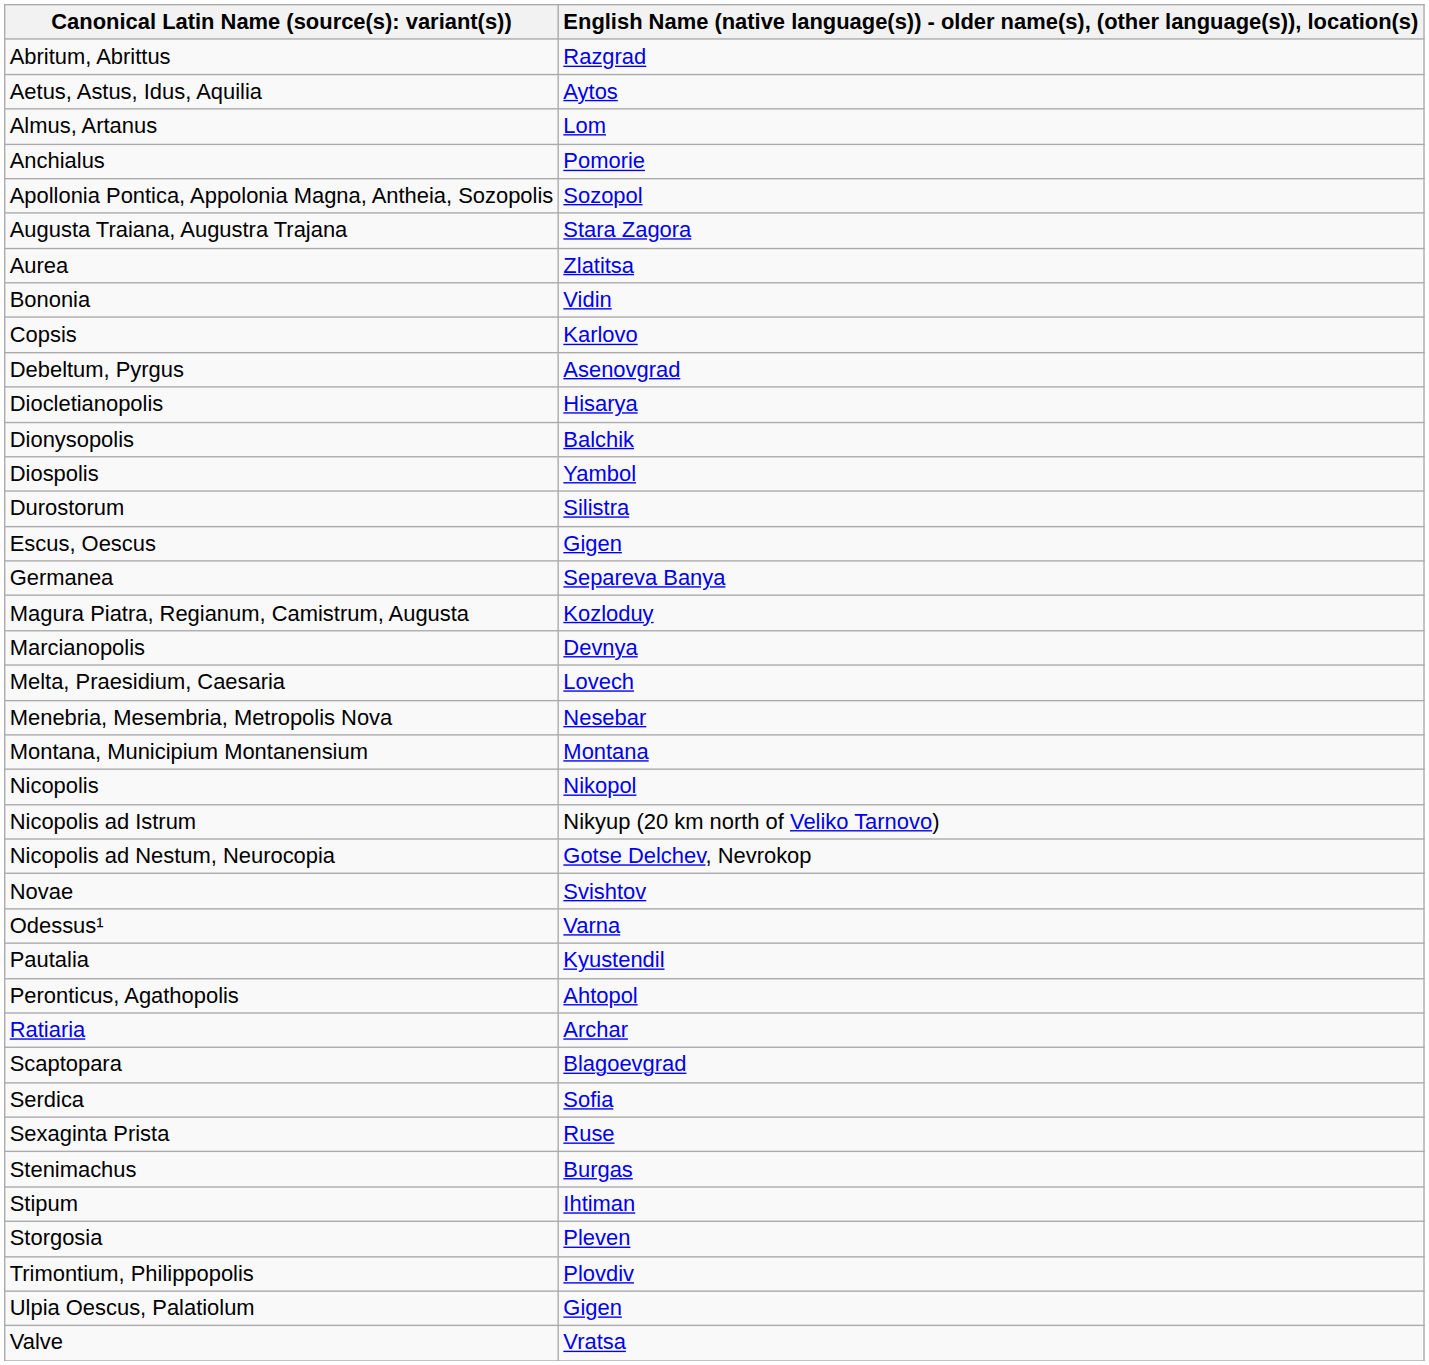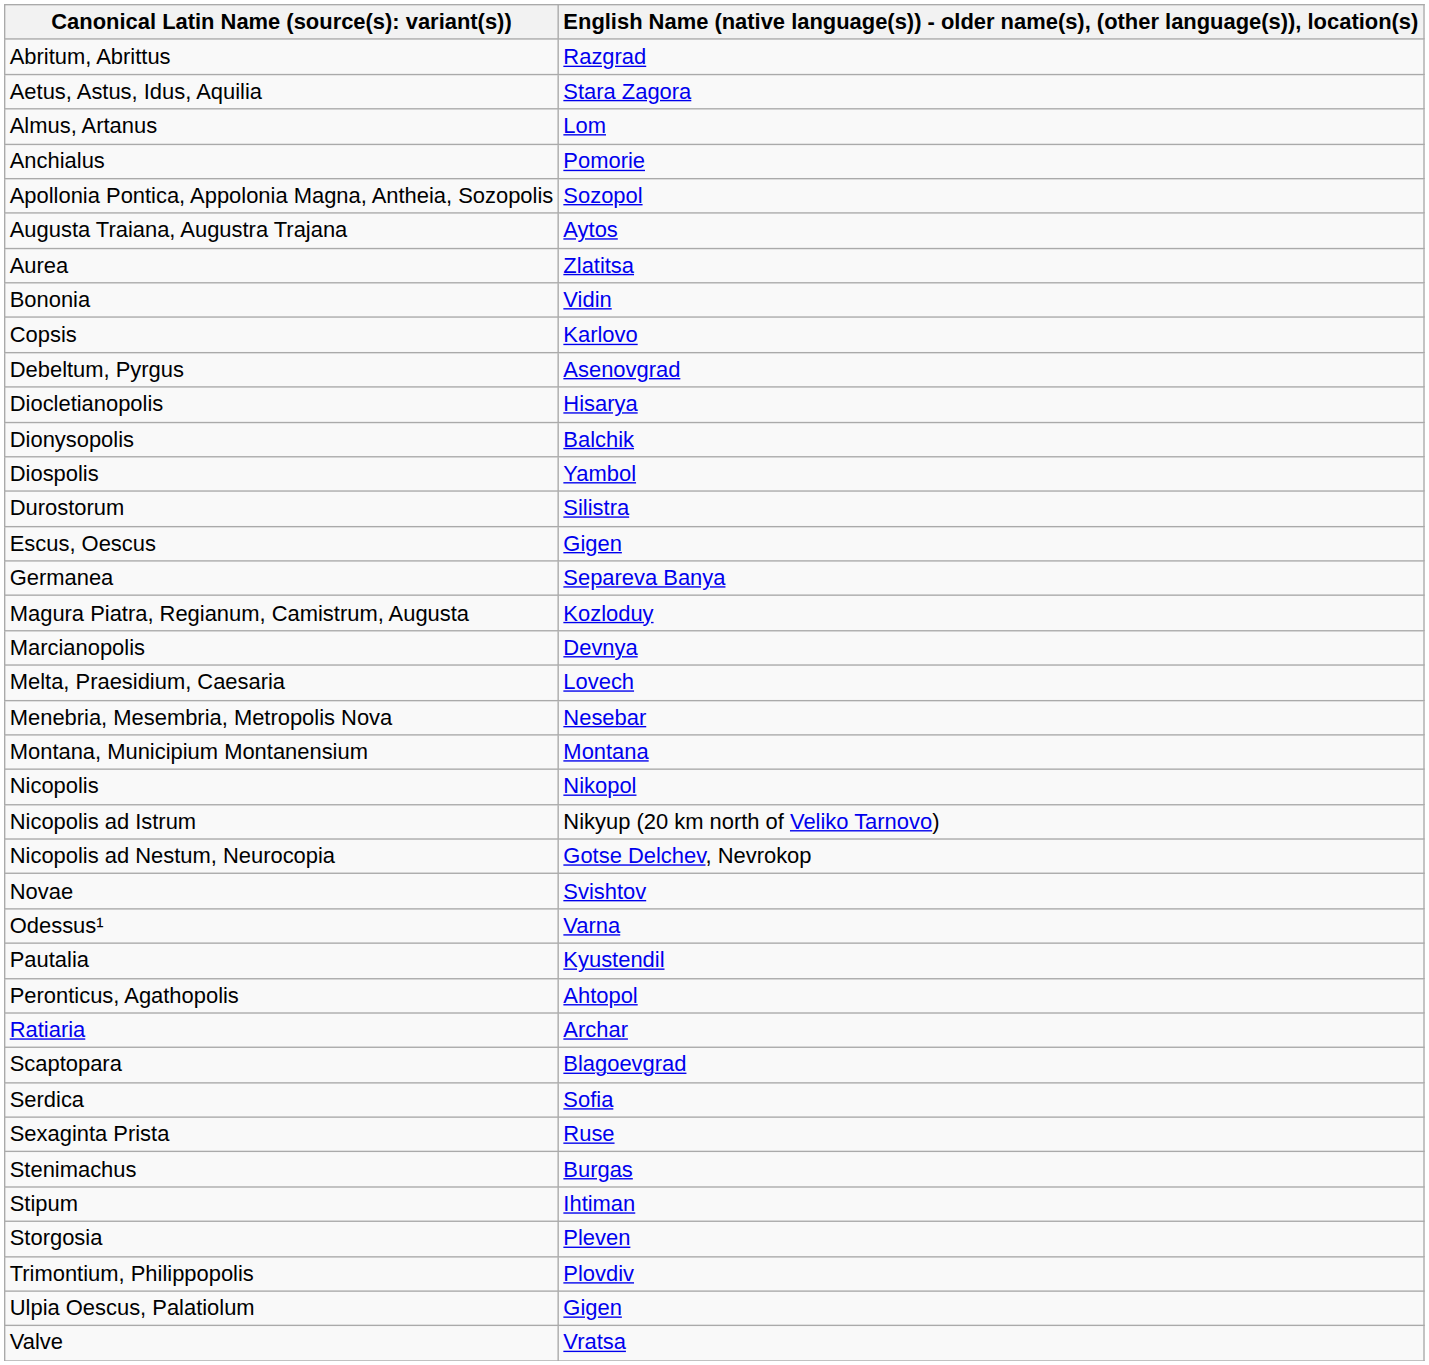(591, 91) Aytos -> (627, 91) Stara Zagora
(627, 230) Stara Zagora -> (591, 230) Aytos
